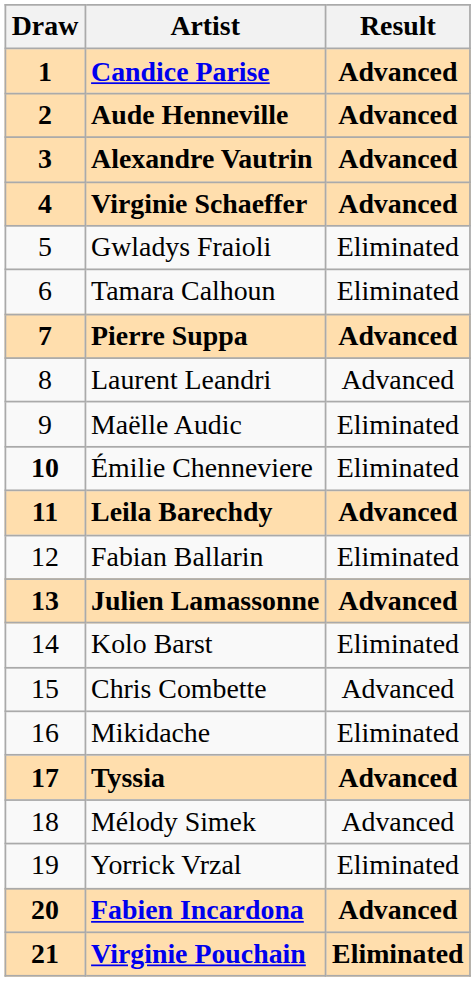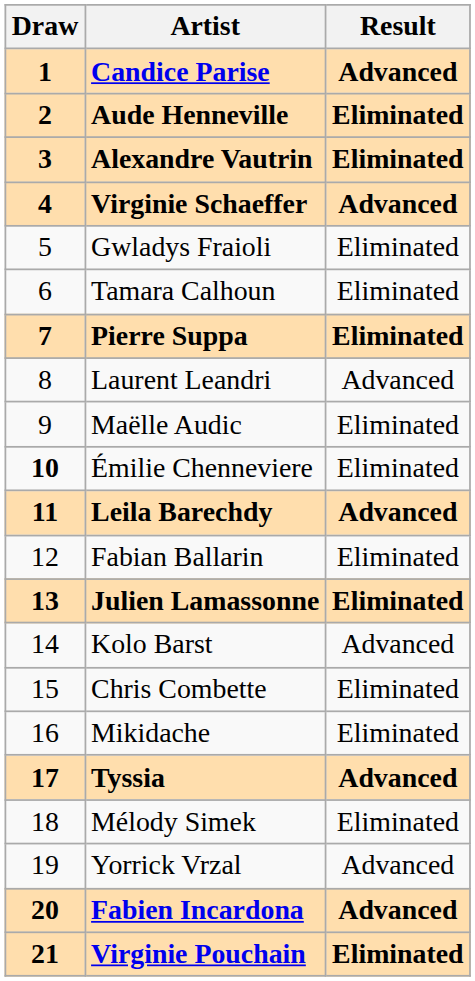(398, 114) Advanced -> (398, 114) Eliminated
(398, 159) Advanced -> (398, 159) Eliminated
(398, 335) Advanced -> (398, 335) Eliminated
(398, 600) Advanced -> (398, 600) Eliminated
(398, 644) Eliminated -> (398, 644) Advanced
(398, 688) Advanced -> (398, 688) Eliminated
(398, 821) Advanced -> (398, 821) Eliminated
(398, 865) Eliminated -> (398, 865) Advanced
